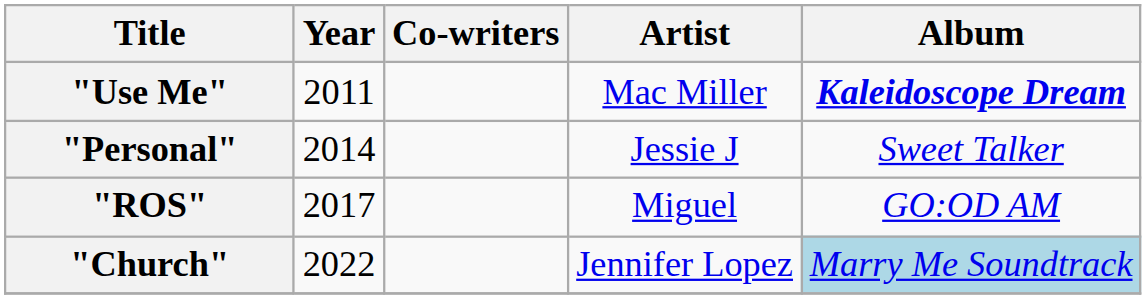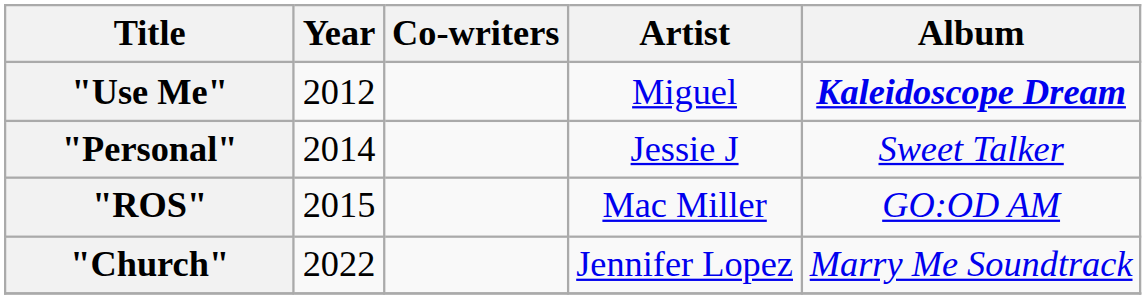(339, 90) 2011 -> (339, 90) 2012
(685, 90) Mac Miller -> (685, 90) Miguel
(339, 206) 2017 -> (339, 206) 2015
(685, 206) Miguel -> (685, 206) Mac Miller
(971, 263) lightblue background -> (971, 263) no background
